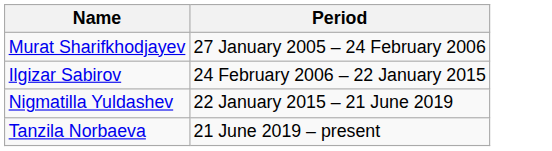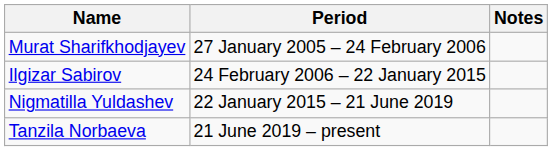+ column: (519, 18)
